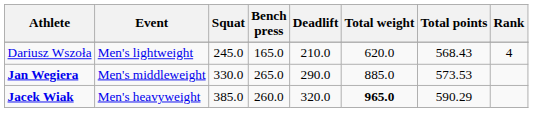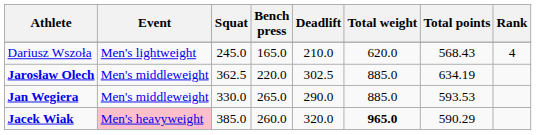+ row: (51, 75)
(454, 75) 573.53 -> (457, 97) 593.53
(149, 97) no background -> (152, 118) pink background
